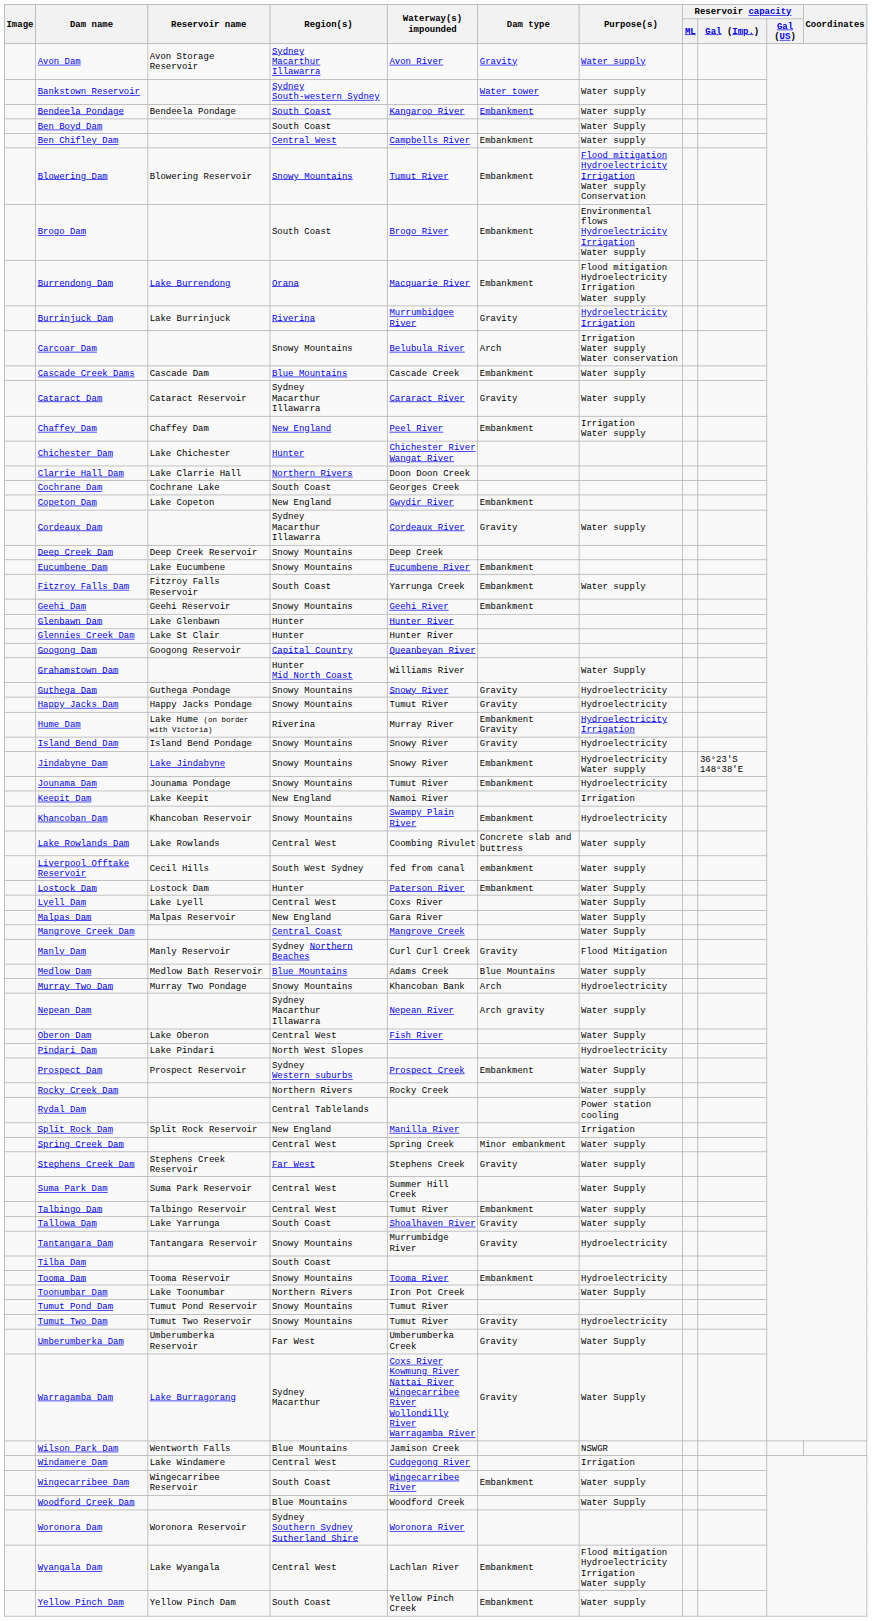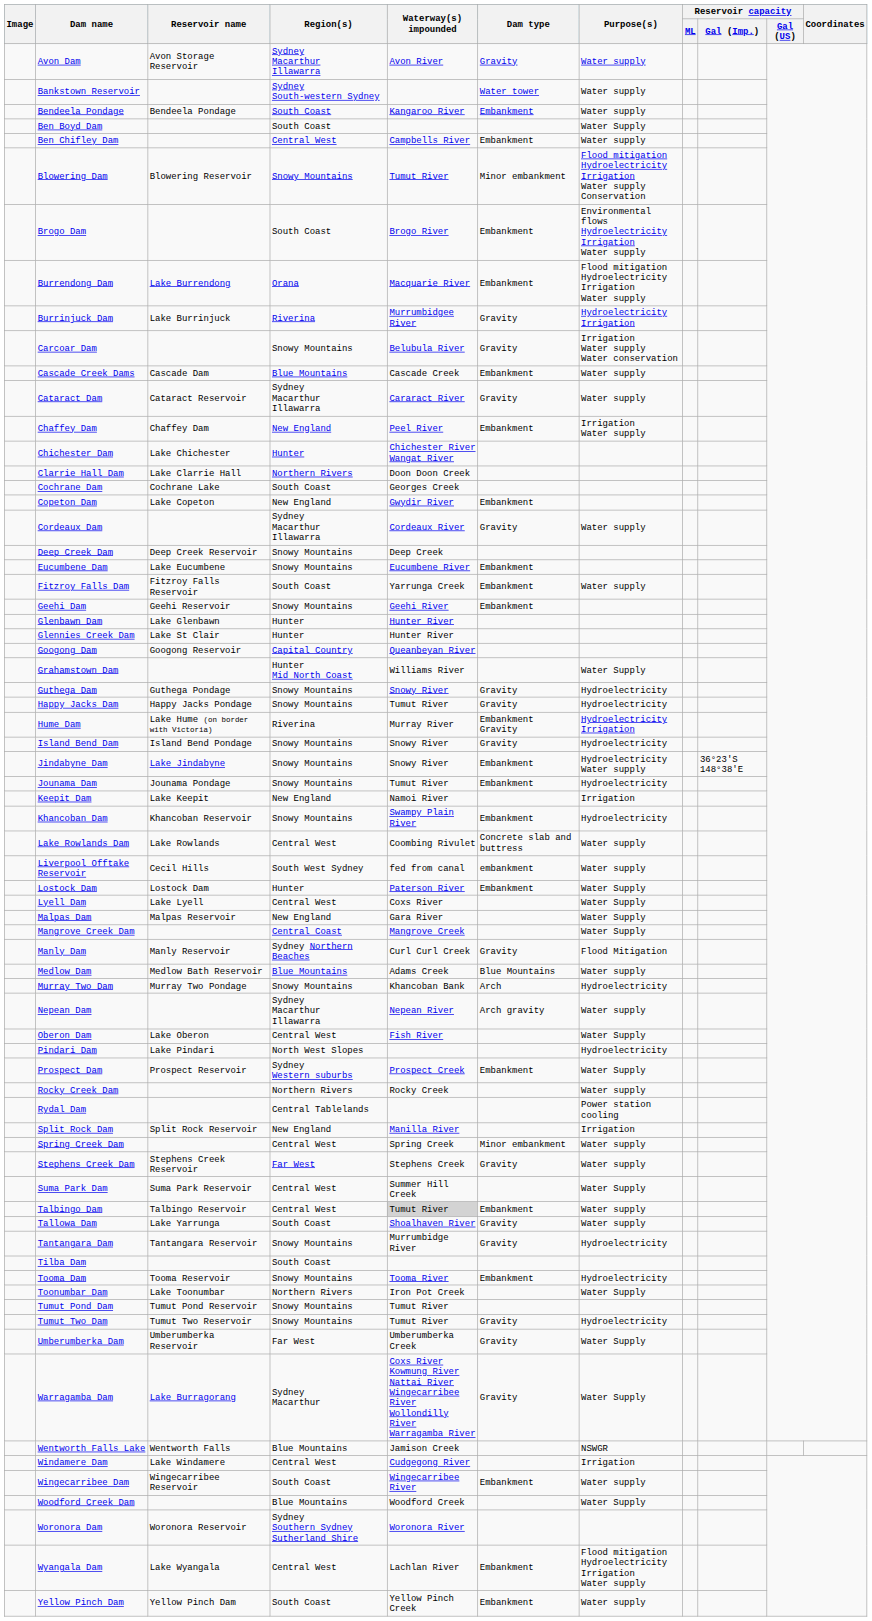(507, 176) Embankment -> (523, 176) Minor embankment
(491, 348) Arch -> (499, 348) Gravity
(419, 1209) no background -> (419, 1209) lightgrey background
+ row: (92, 1448)
- row: (78, 1448)
